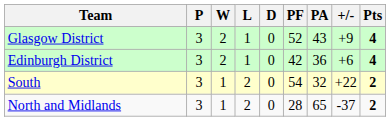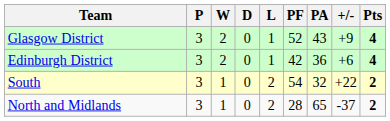columns swapped: (271, 15) <-> (247, 15)
